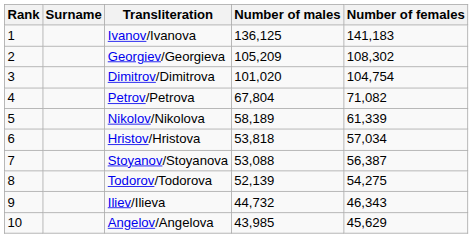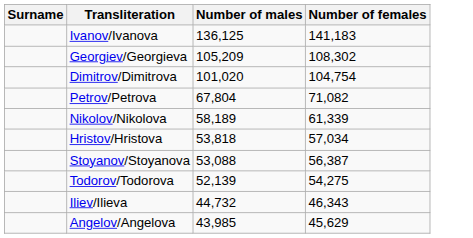- column: (23, 14)
